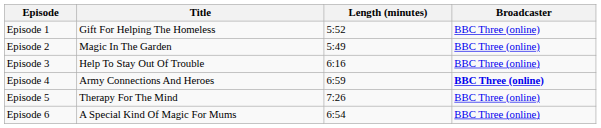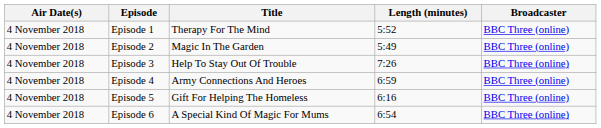+ column: (57, 13)
(147, 30) Gift For Helping The Homeless -> (221, 30) Therapy For The Mind
(336, 64) 6:16 -> (387, 64) 7:26
(499, 81) bold -> (526, 81) normal
(128, 98) Therapy For The Mind -> (240, 98) Gift For Helping The Homeless
(336, 98) 7:26 -> (387, 98) 6:16
